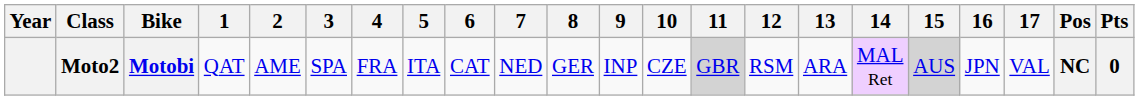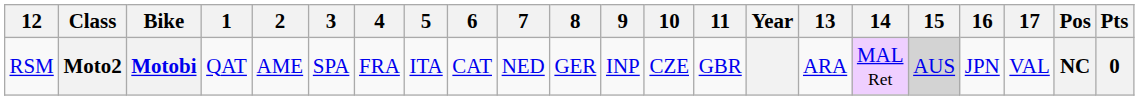columns swapped: (30, 21) <-> (771, 21)
(718, 66) lightgrey background -> (720, 66) no background
